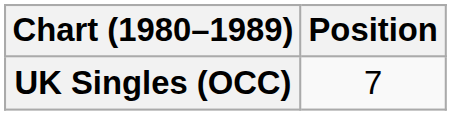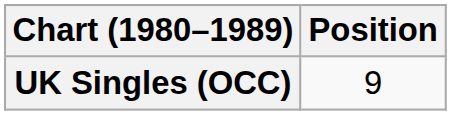(373, 82) 7 -> (373, 82) 9
